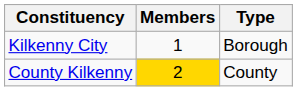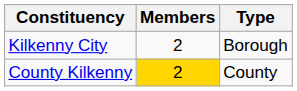(178, 45) 1 -> (178, 45) 2
